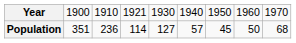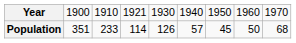(109, 29) 236 -> (109, 29) 233
(166, 29) 127 -> (166, 29) 126
